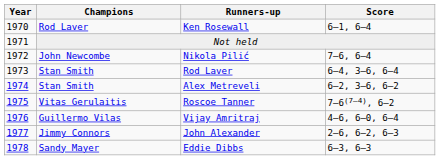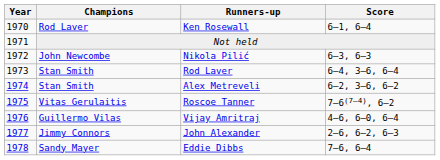(349, 56) 7–6, 6–4 -> (349, 56) 6–3, 6–3
(349, 148) 6–3, 6–3 -> (349, 148) 7–6, 6–4
